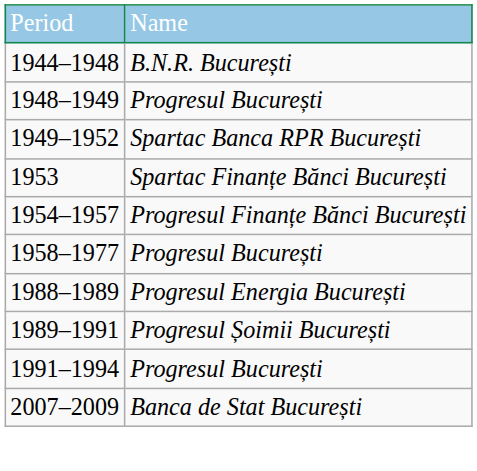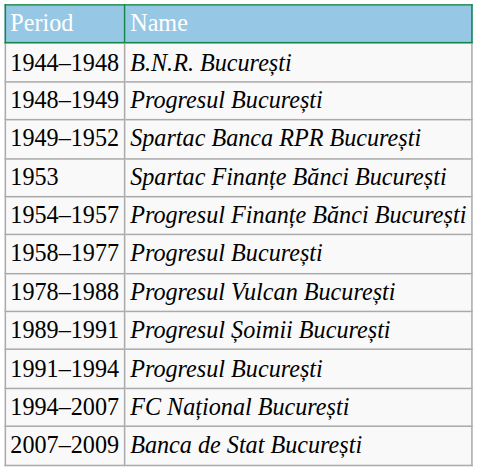+ row: (65, 292)
- row: (65, 292)
+ row: (65, 406)
